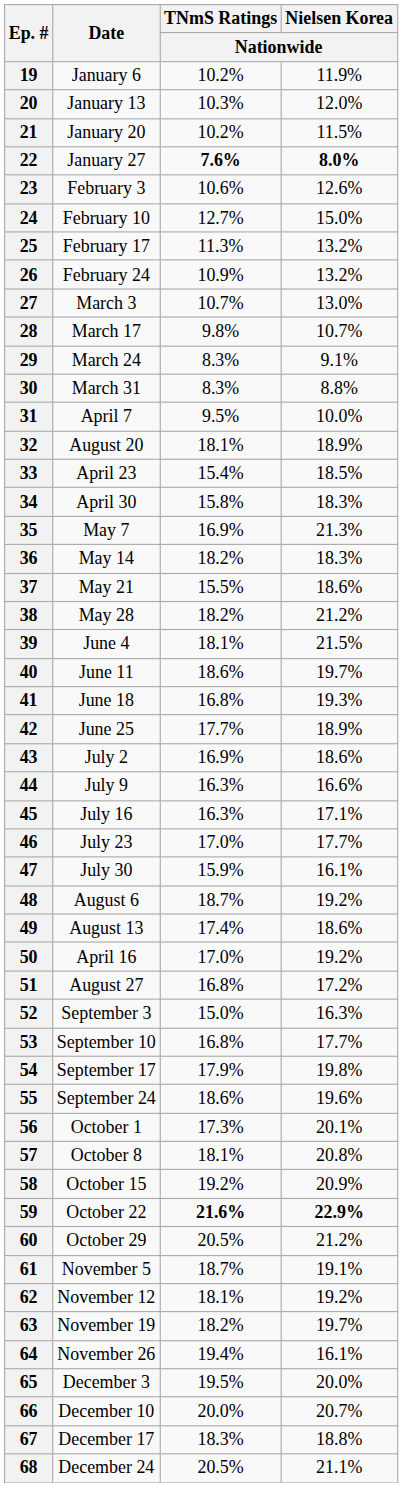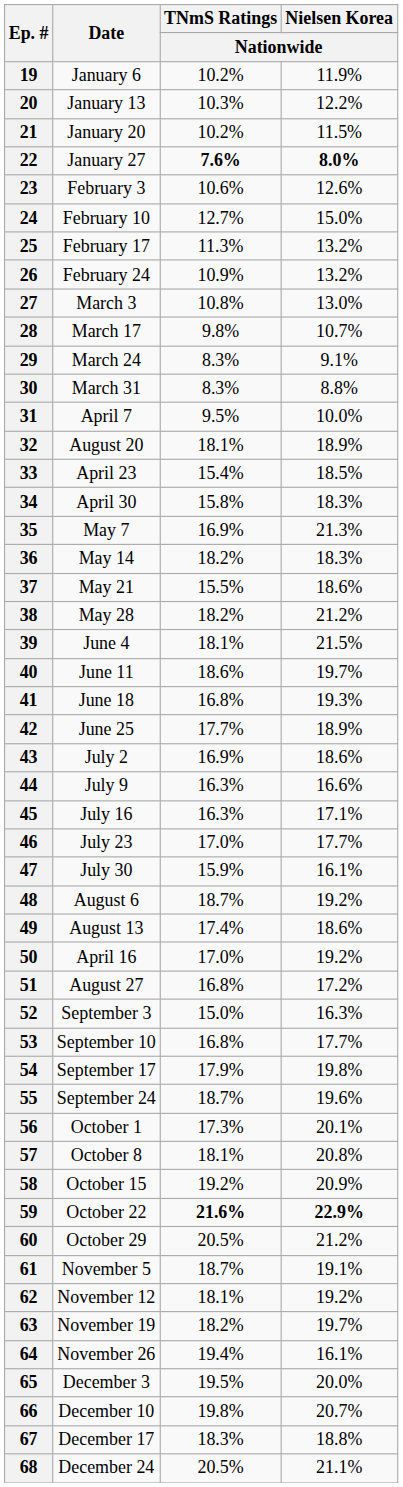(339, 103) 12.0% -> (339, 103) 12.2%
(221, 302) 10.7% -> (221, 302) 10.8%
(221, 1098) 18.6% -> (221, 1098) 18.7%
(221, 1411) 20.0% -> (221, 1411) 19.8%
